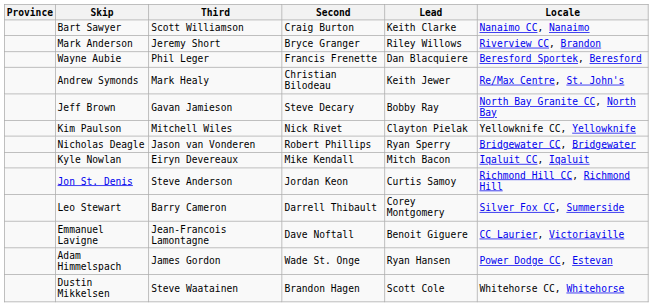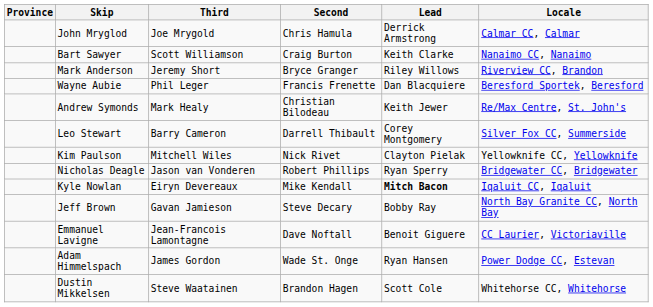+ row: (92, 33)
rows swapped: (87, 107) <-> (89, 208)
(419, 160) normal -> (416, 187) bold
- row: (95, 181)
